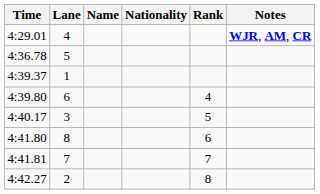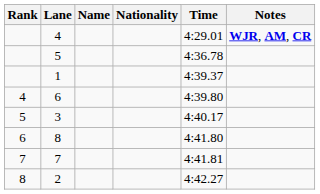columns swapped: (208, 14) <-> (27, 14)
